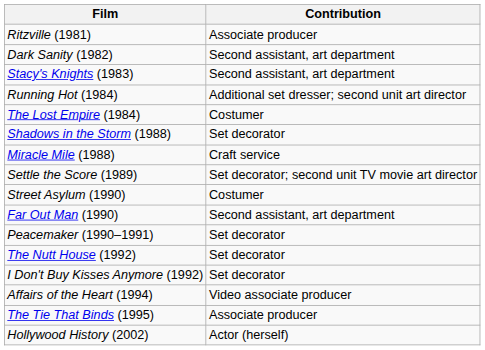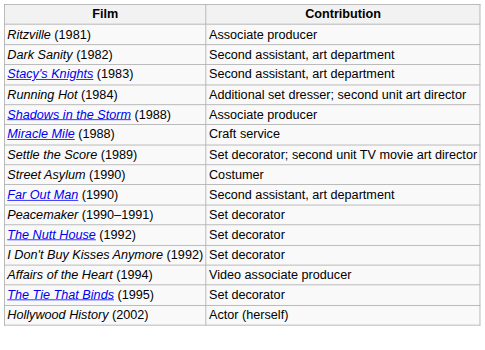- row: (74, 114)
(247, 134) Set decorator -> (263, 114) Associate producer
(263, 315) Associate producer -> (247, 295) Set decorator
